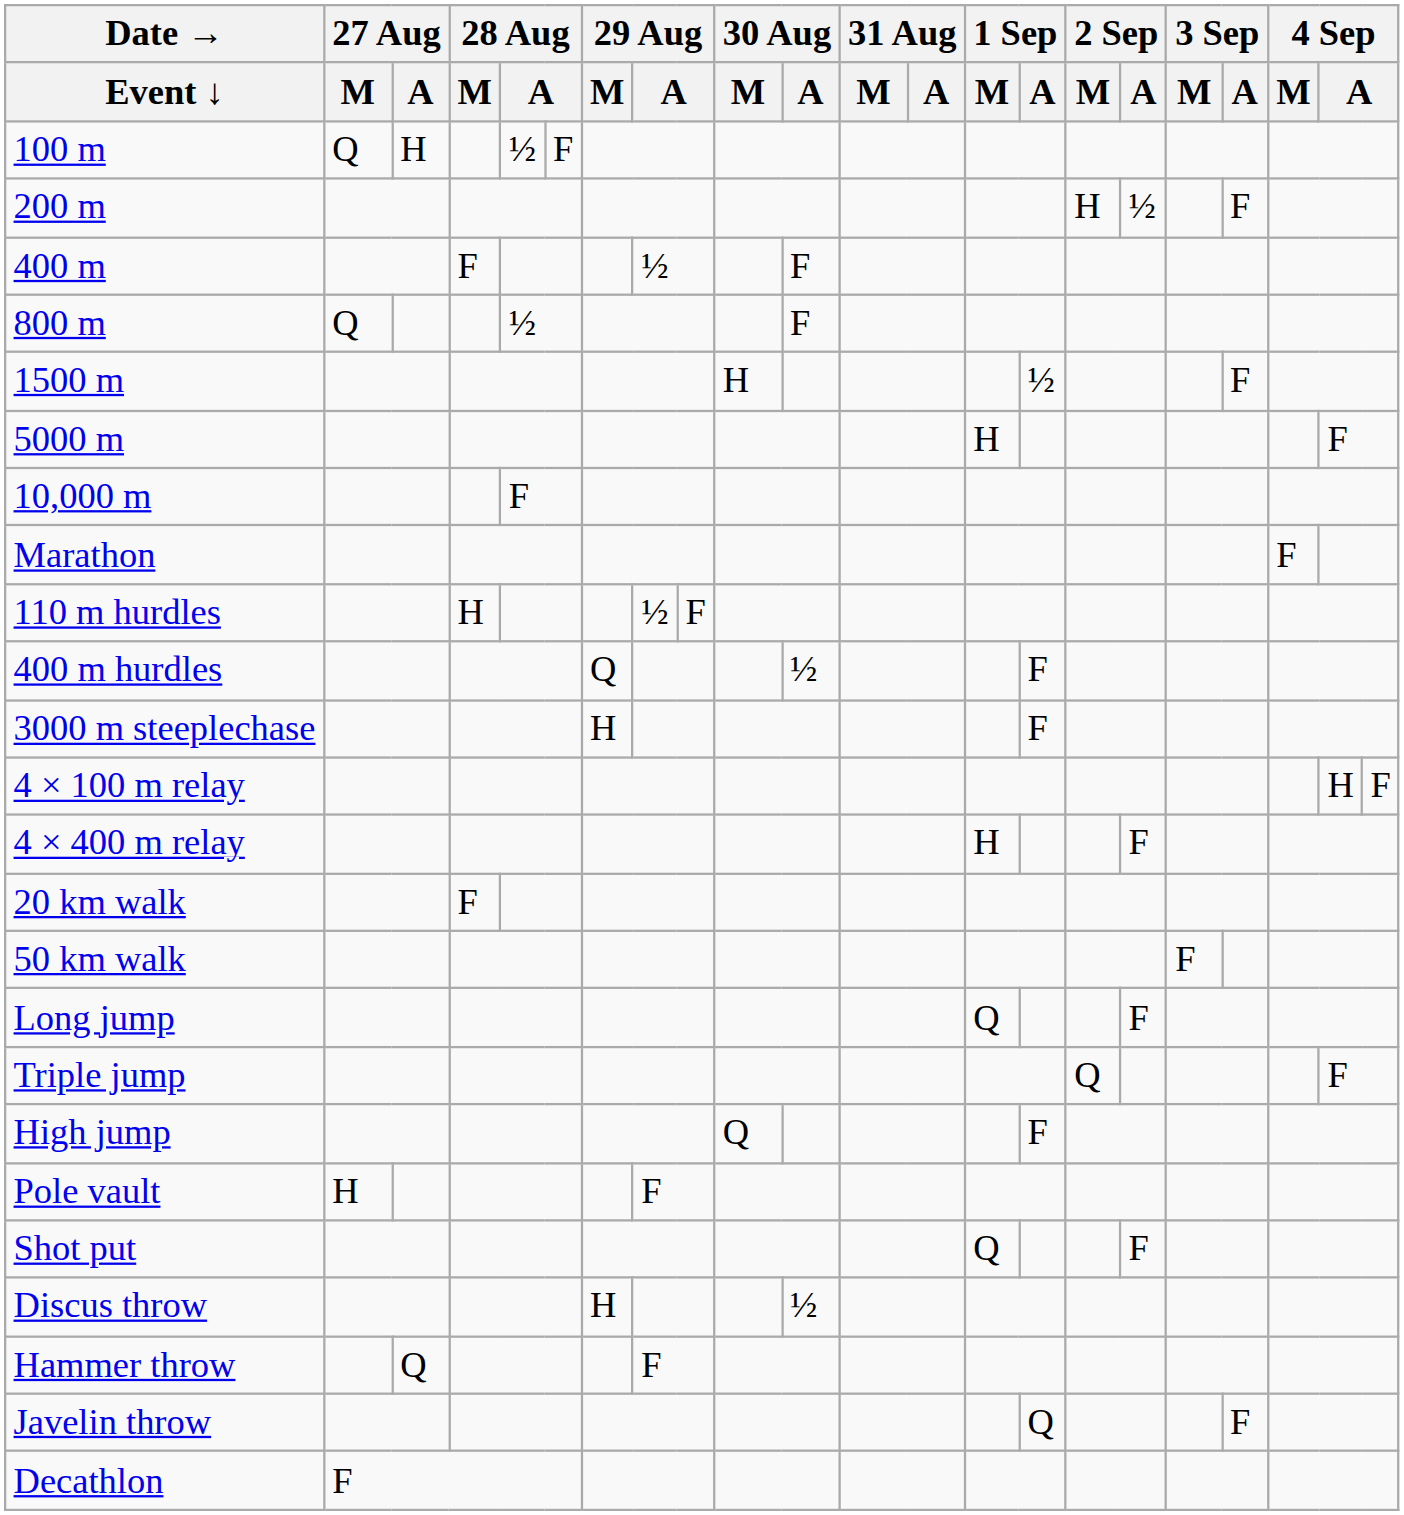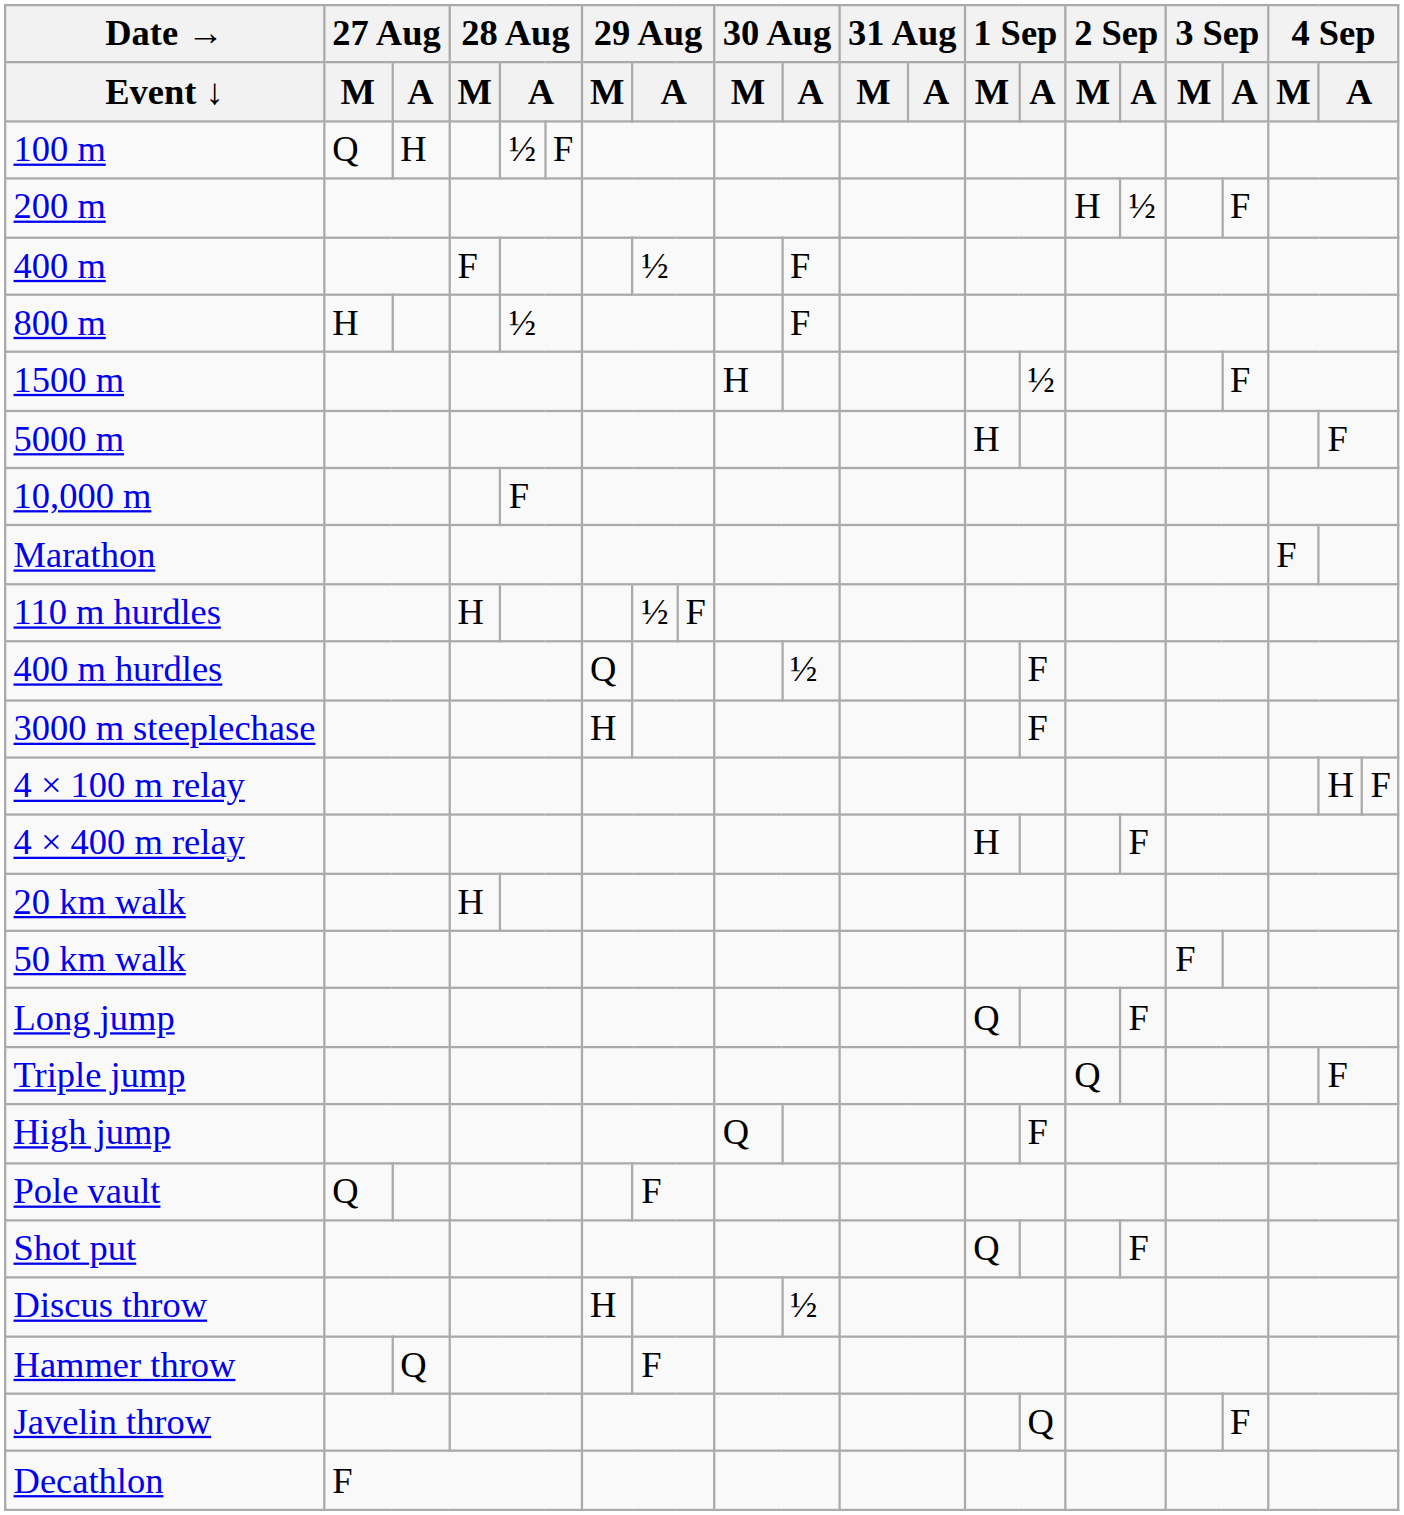(345, 322) Q -> (345, 322) H
(468, 901) F -> (471, 901) H
(345, 1190) H -> (345, 1190) Q
